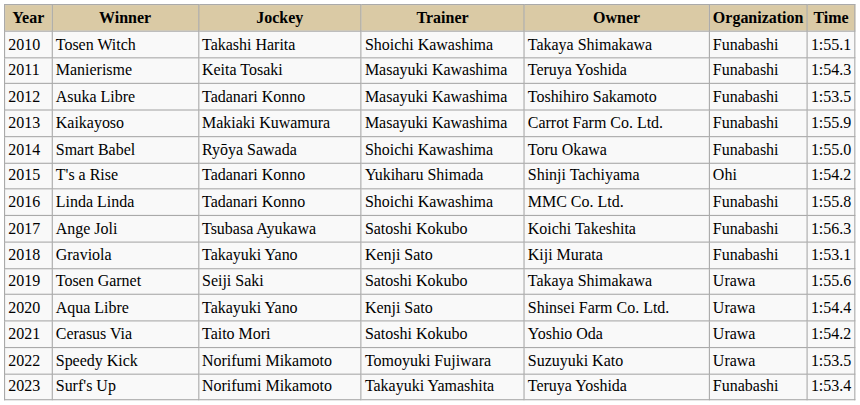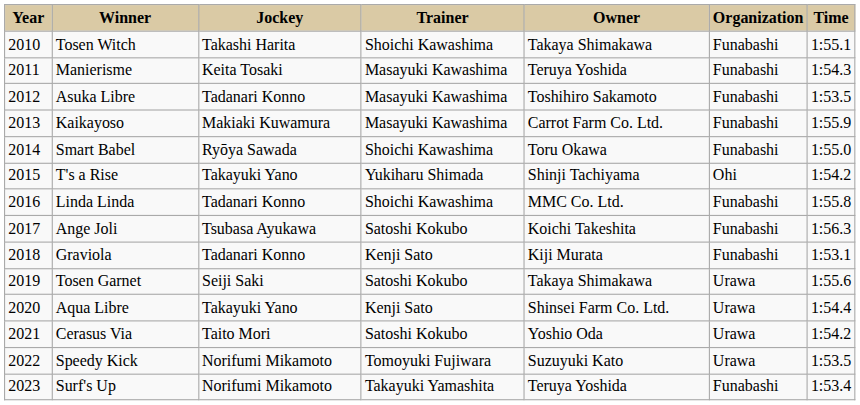(254, 176) Tadanari Konno -> (250, 176) Takayuki Yano
(250, 255) Takayuki Yano -> (254, 255) Tadanari Konno
